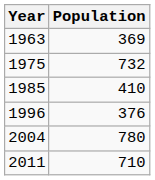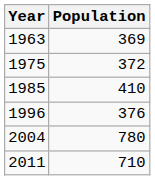(132, 65) 732 -> (132, 65) 372
